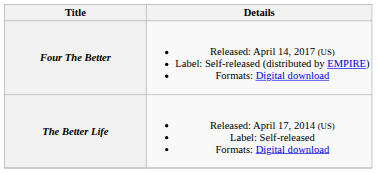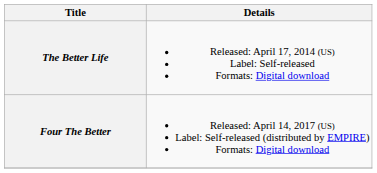rows swapped: (75, 131) <-> (75, 58)
